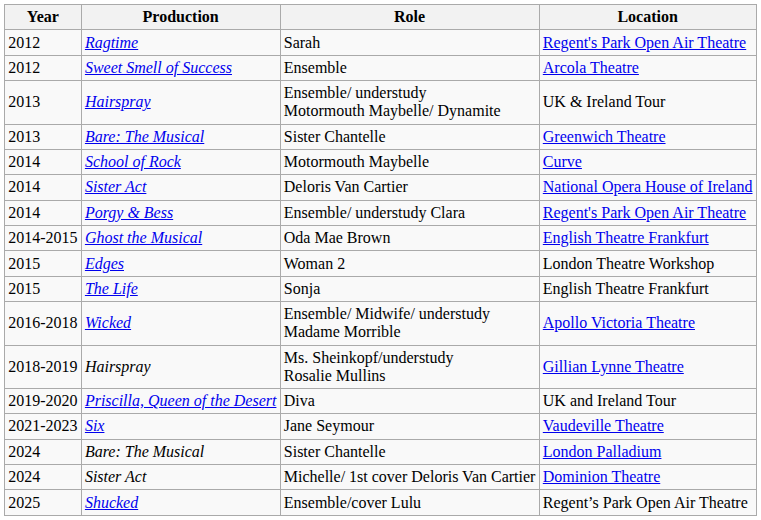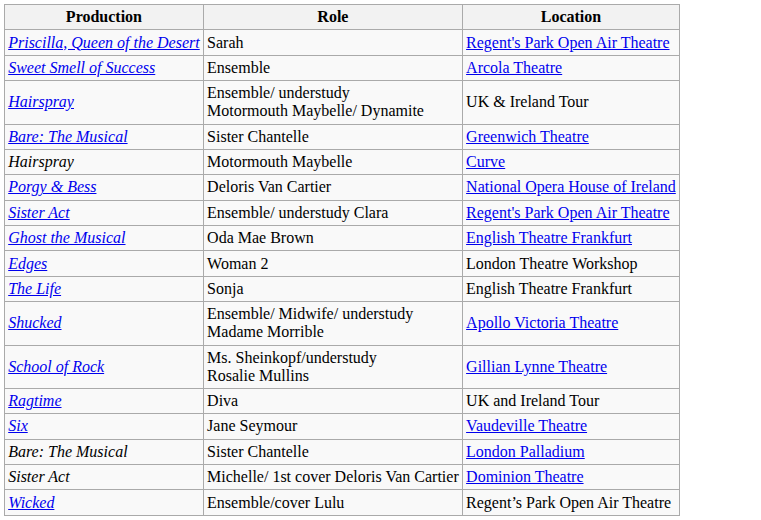- column: (43, 17)
(112, 42) Ragtime -> (104, 42) Priscilla, Queen of the Desert
(133, 162) School of Rock -> (41, 162) Hairspray
(116, 187) Sister Act -> (52, 187) Porgy & Bess
(129, 212) Porgy & Bess -> (39, 212) Sister Act
(108, 323) Wicked -> (35, 323) Shucked
(118, 366) Hairspray -> (56, 366) School of Rock
(181, 401) Priscilla, Queen of the Desert -> (35, 401) Ragtime
(112, 502) Shucked -> (31, 502) Wicked
